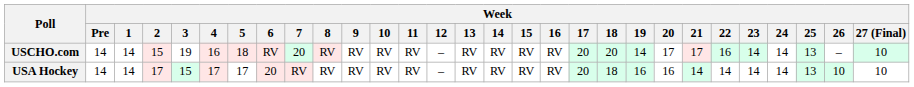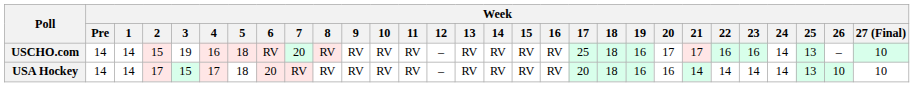(583, 52) 20 -> (583, 52) 25
(611, 52) 20 -> (611, 52) 18
(640, 52) 14 -> (640, 52) 16
(754, 52) 14 -> (754, 52) 16
(242, 71) 17 -> (242, 71) 18
